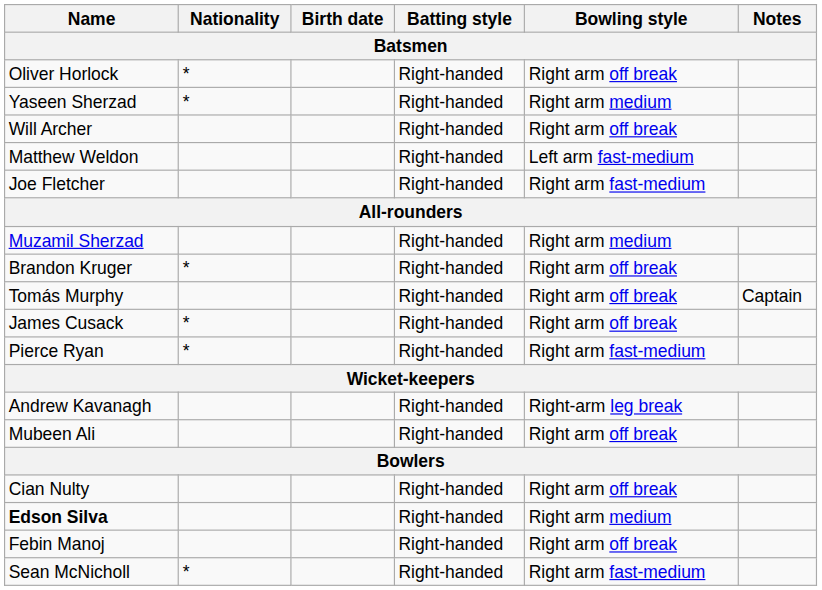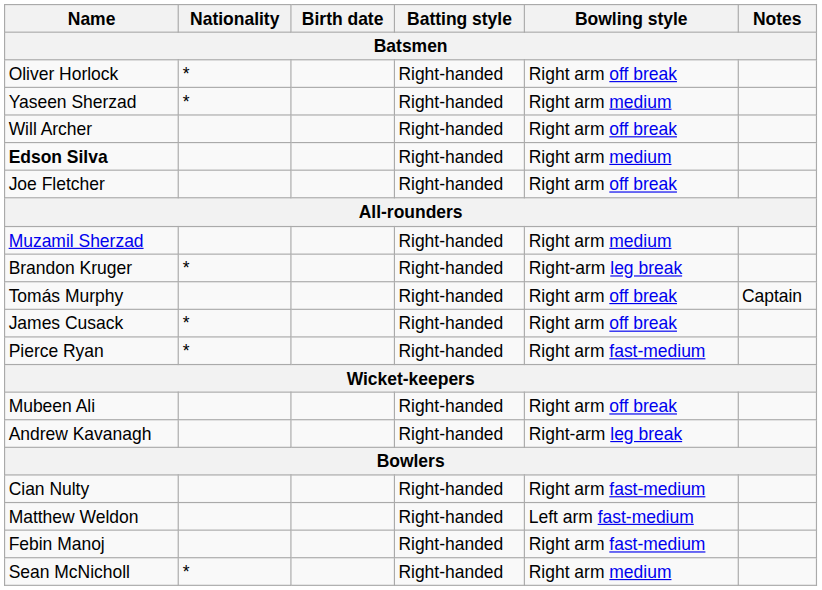rows swapped: (58, 517) <-> (74, 157)
(617, 185) Right arm fast-medium -> (603, 185) Right arm off break
(603, 268) Right arm off break -> (605, 268) Right-arm leg break
rows swapped: (52, 434) <-> (80, 406)
(603, 489) Right arm off break -> (617, 489) Right arm fast-medium
(603, 544) Right arm off break -> (617, 544) Right arm fast-medium
(617, 572) Right arm fast-medium -> (600, 572) Right arm medium
